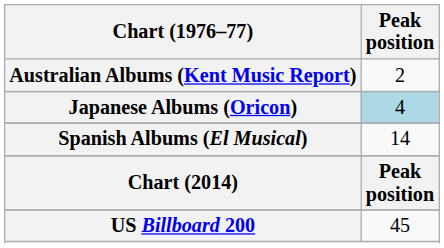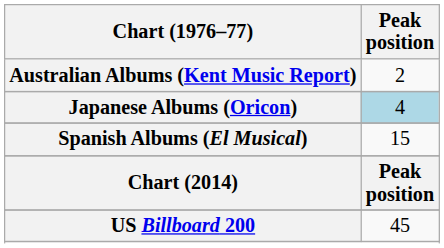(400, 139) 14 -> (400, 139) 15
